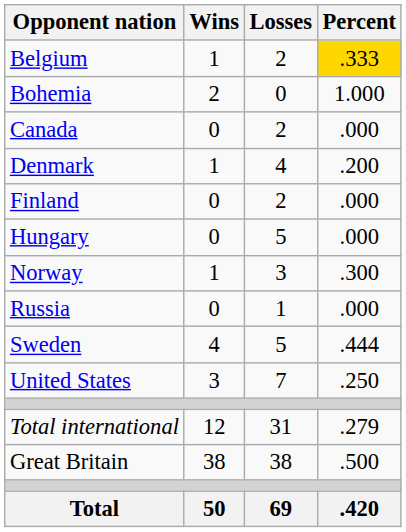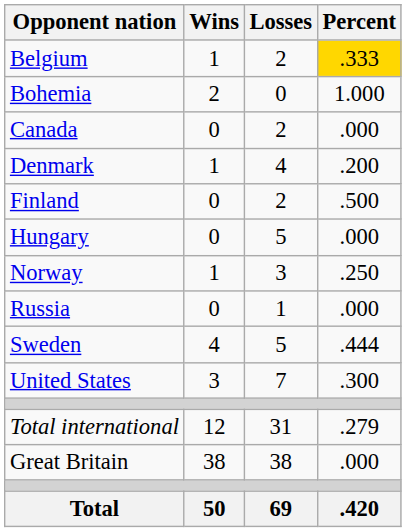(359, 201) .000 -> (359, 201) .500
(359, 272) .300 -> (359, 272) .250
(359, 380) .250 -> (359, 380) .300
(359, 462) .500 -> (359, 462) .000
